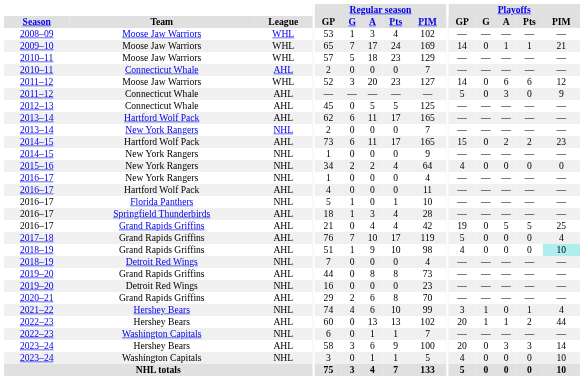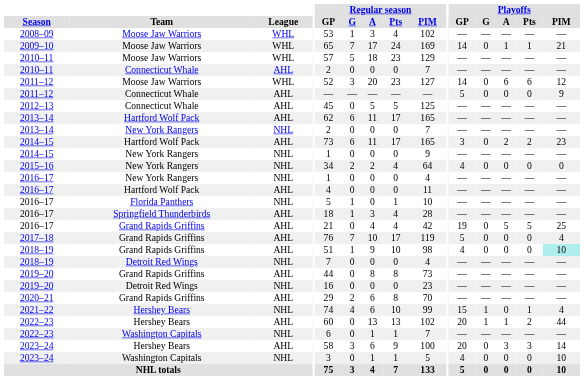(506, 94) 3 -> (506, 94) 0
(462, 142) 15 -> (462, 142) 3
(462, 310) 3 -> (462, 310) 15
